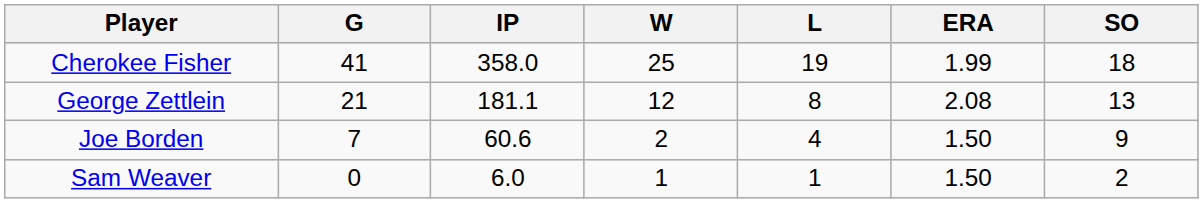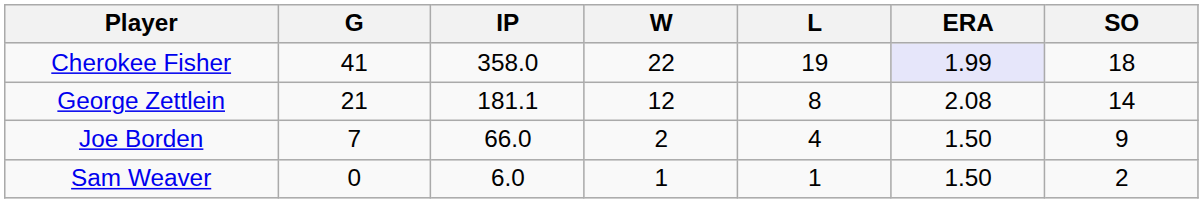(661, 62) 25 -> (661, 62) 22
(968, 62) no background -> (968, 62) lavender background
(1122, 100) 13 -> (1122, 100) 14
(508, 139) 60.6 -> (508, 139) 66.0
